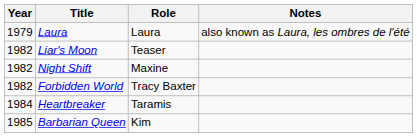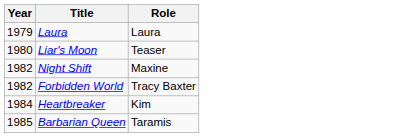- column: (305, 13)
(20, 50) 1982 -> (20, 50) 1980
(151, 104) Taramis -> (141, 104) Kim
(141, 123) Kim -> (151, 123) Taramis
